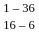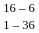rows swapped: (19, 25) <-> (19, 7)
